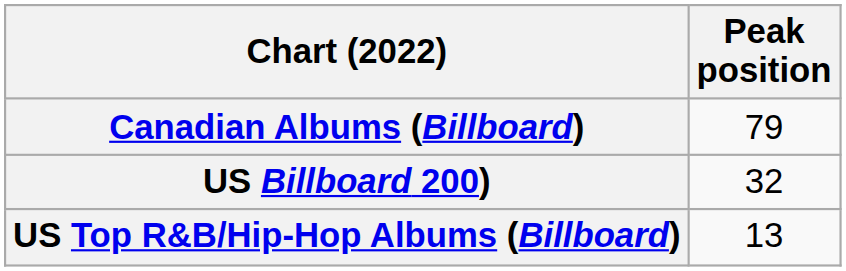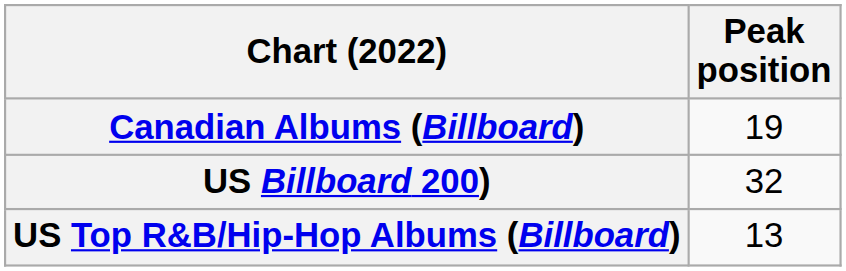(764, 126) 79 -> (764, 126) 19
